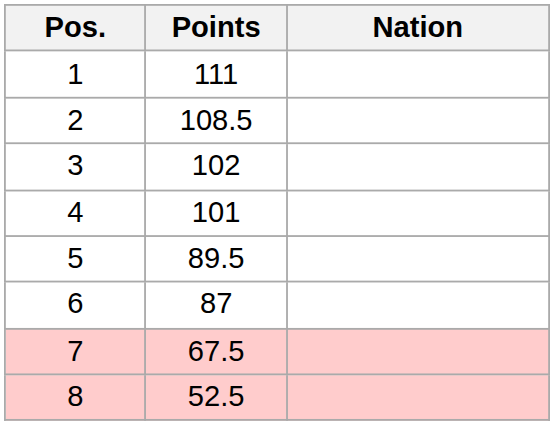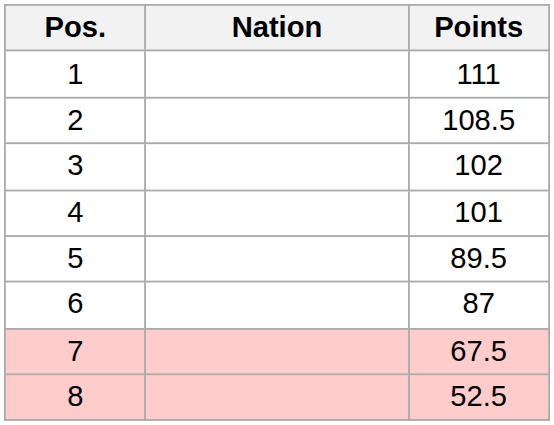columns swapped: (418, 27) <-> (216, 27)
